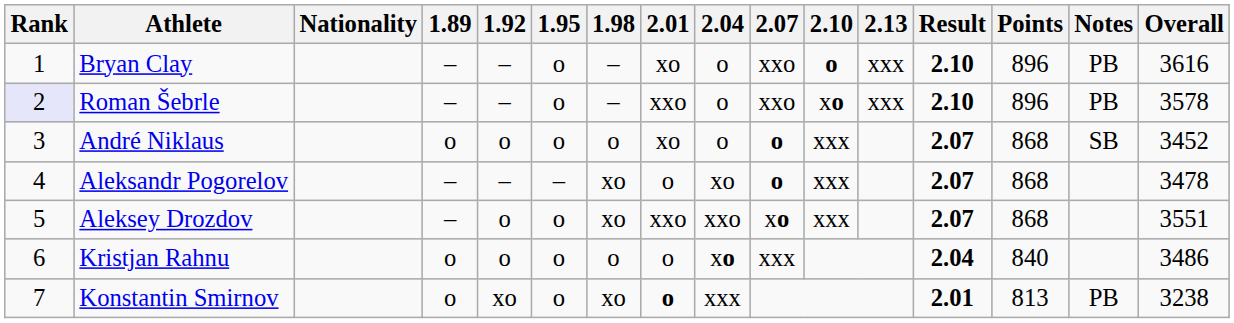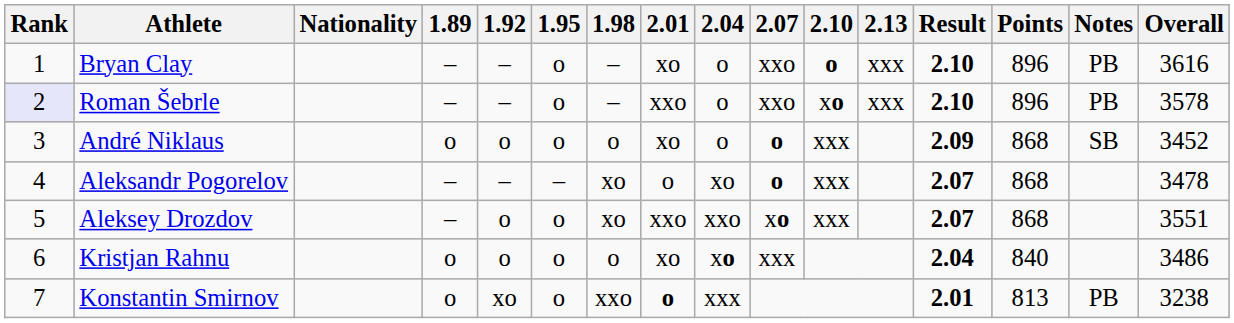(952, 141) 2.07 -> (952, 141) 2.09
(668, 258) o -> (668, 258) xo
(614, 297) xo -> (614, 297) xxo
